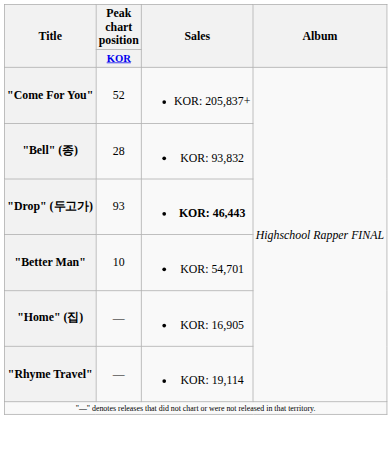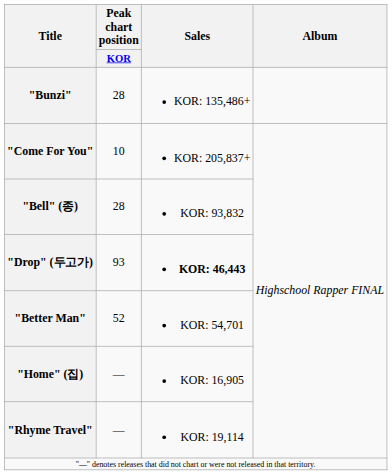+ row: (50, 95)
(119, 95) 52 -> (119, 151) 10
(119, 262) 10 -> (119, 318) 52
